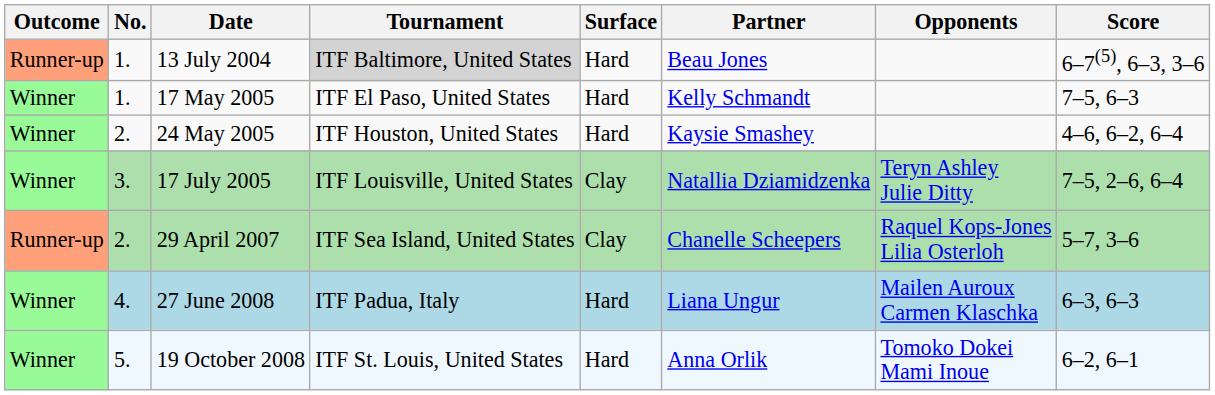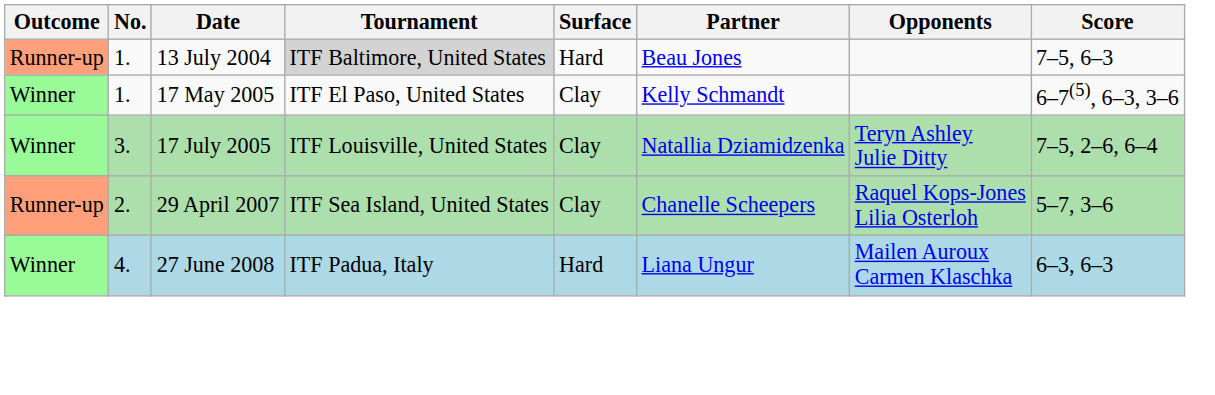(1133, 60) 6–7(5), 6–3, 3–6 -> (1075, 57) 7–5, 6–3
(607, 98) Hard -> (580, 95) Clay
(1100, 98) 7–5, 6–3 -> (1107, 95) 6–7(5), 6–3, 3–6
- row: (216, 133)
- row: (231, 360)
